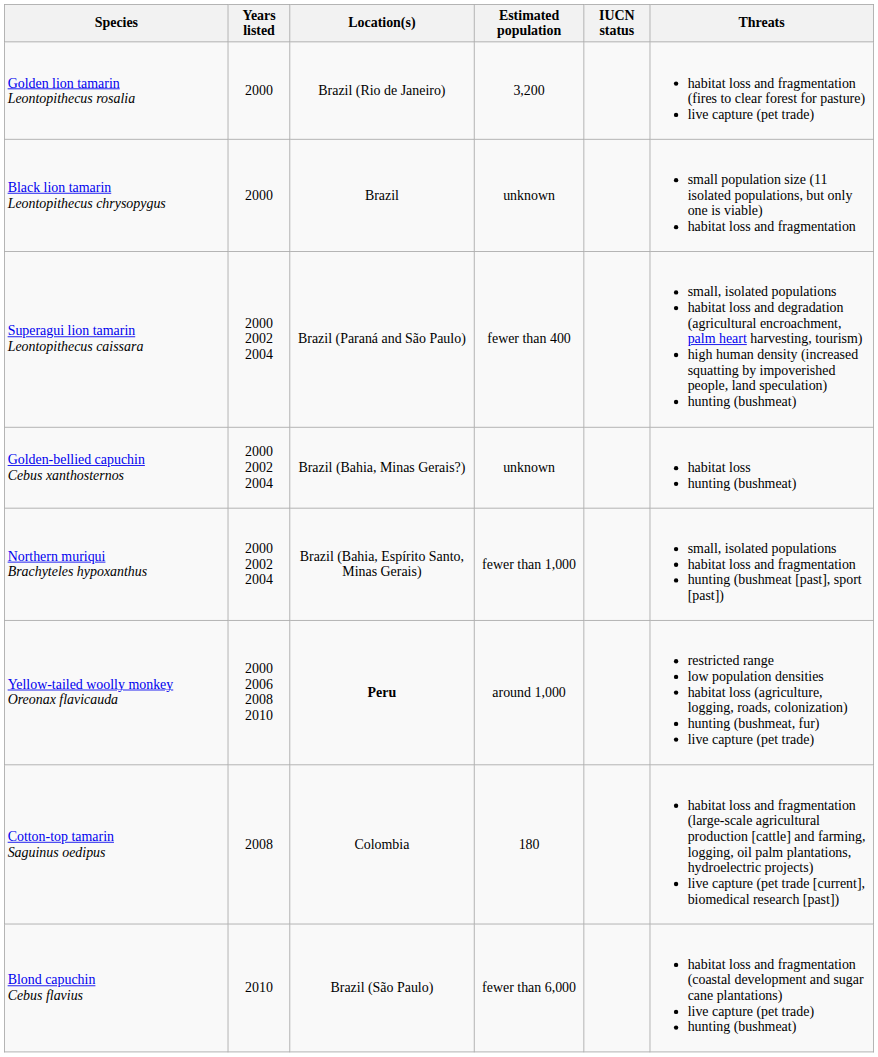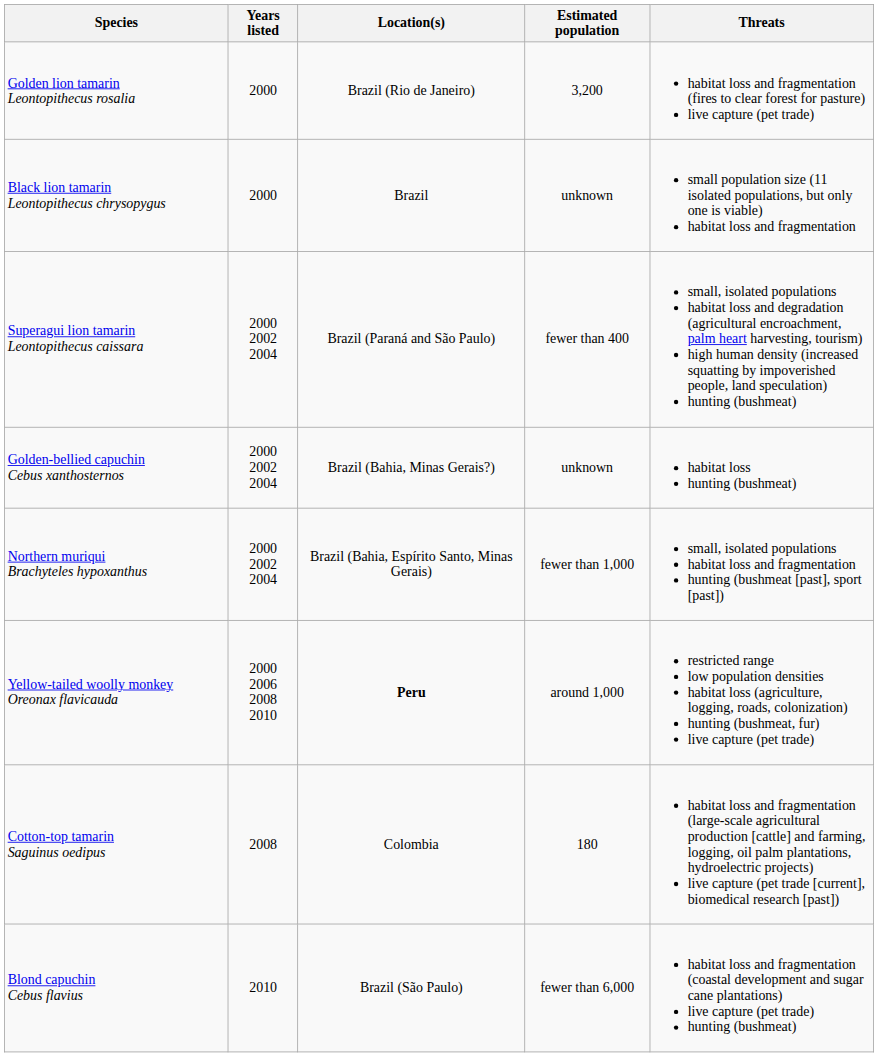- column: (617, 23)
